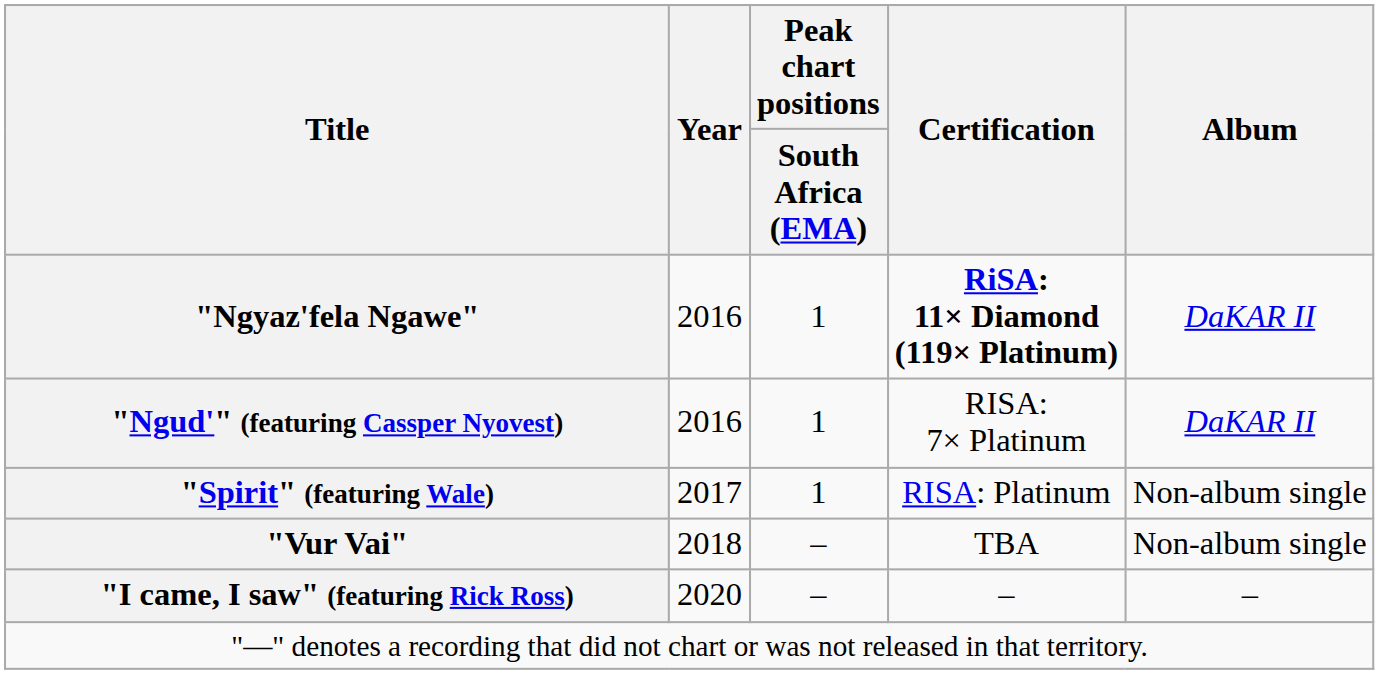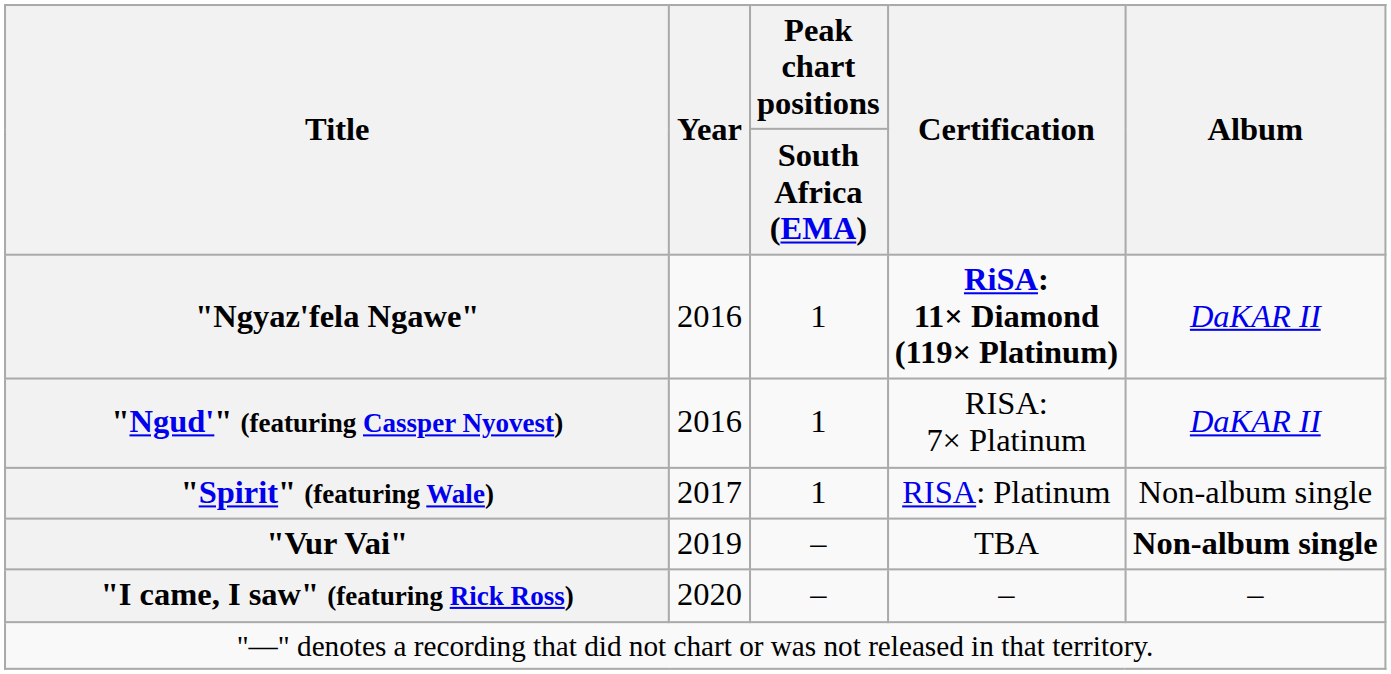(710, 543) 2018 -> (710, 543) 2019
(1250, 543) normal -> (1255, 543) bold
